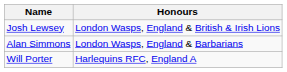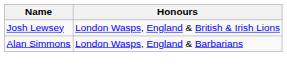- row: (29, 59)
